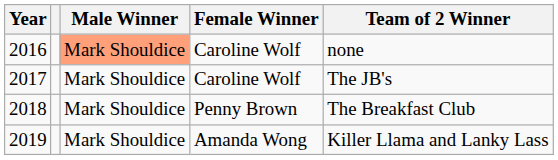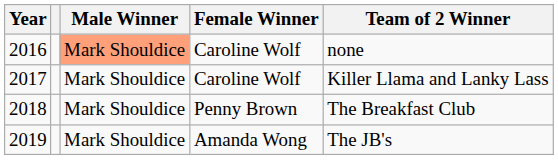(360, 79) The JB's -> (438, 79) Killer Llama and Lanky Lass
(438, 139) Killer Llama and Lanky Lass -> (360, 139) The JB's
